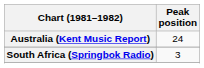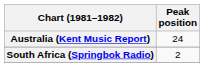(178, 54) 3 -> (178, 54) 2
